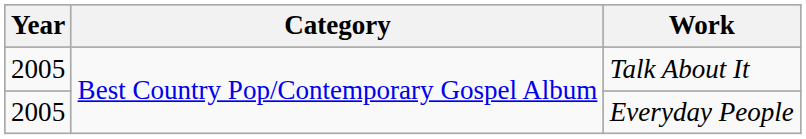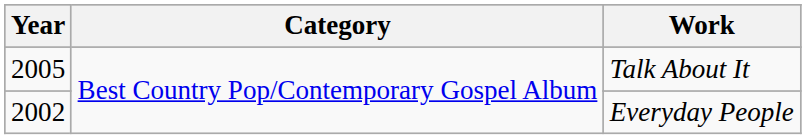(38, 111) 2005 -> (38, 111) 2002
